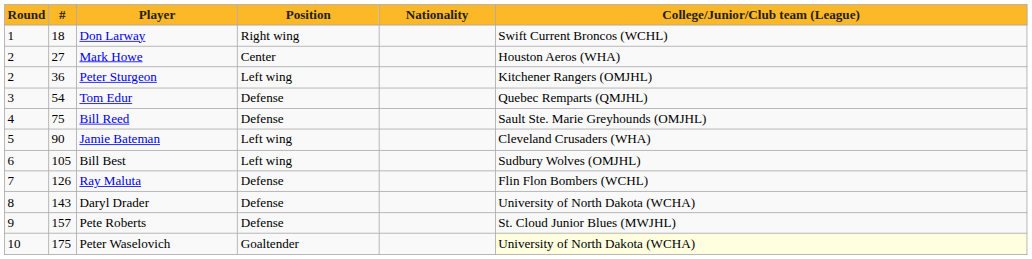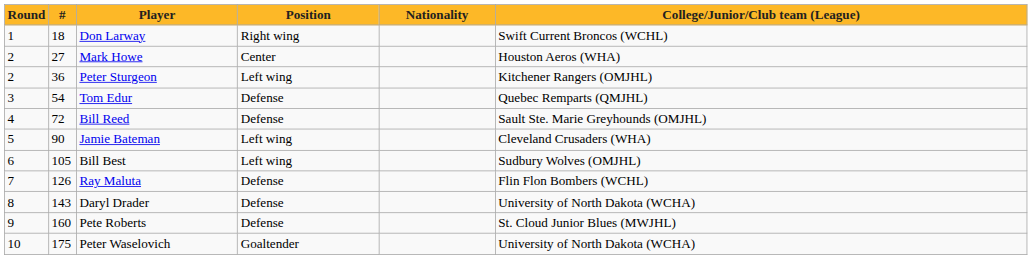(58, 118) 75 -> (58, 118) 72
(61, 222) 157 -> (61, 222) 160
(597, 243) lightyellow background -> (597, 243) no background
